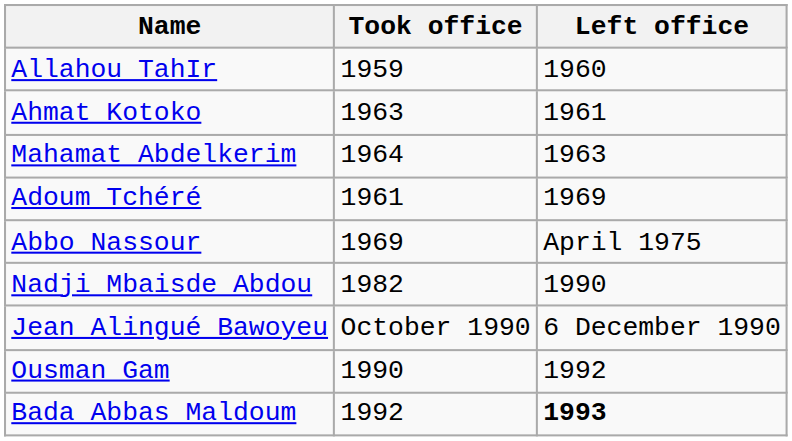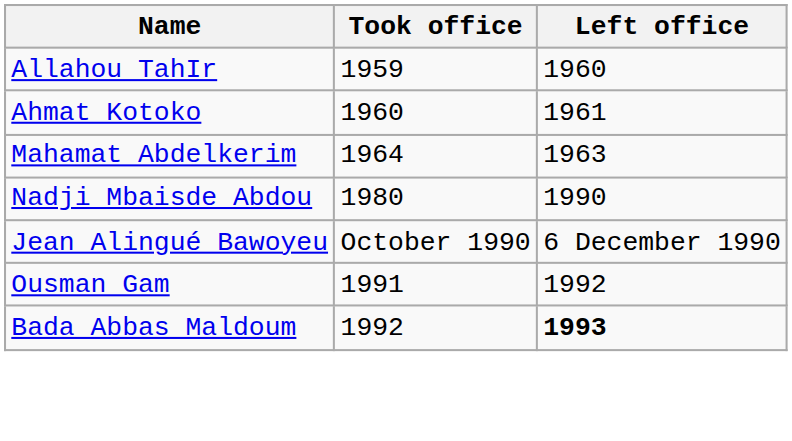(372, 113) 1963 -> (372, 113) 1960
- row: (106, 199)
- row: (106, 242)
(372, 285) 1982 -> (372, 199) 1980
(372, 371) 1990 -> (372, 285) 1991
